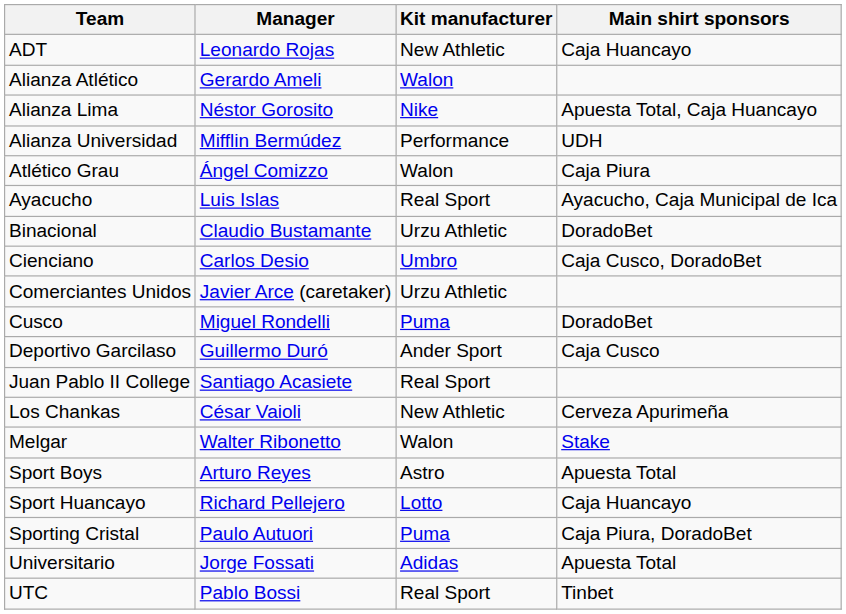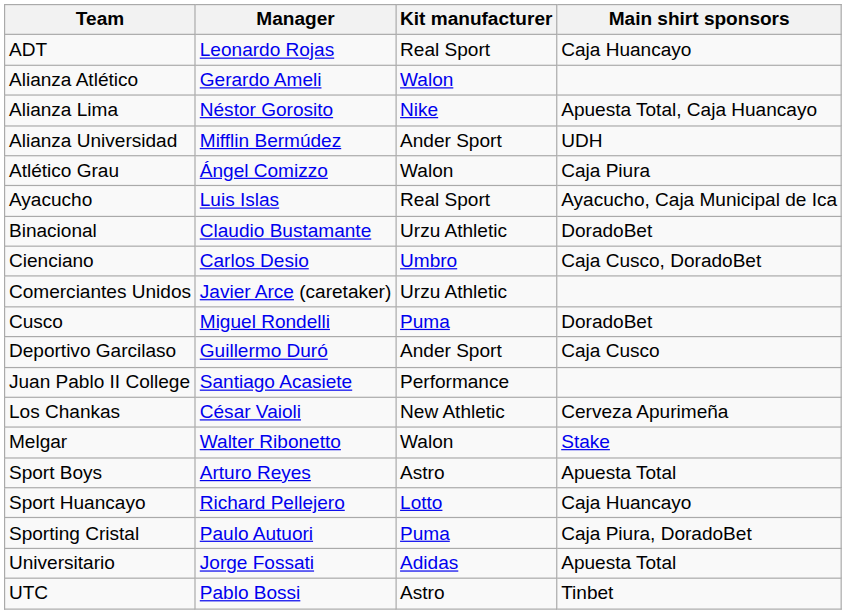(452, 49) New Athletic -> (445, 49) Real Sport
(455, 140) Performance -> (451, 140) Ander Sport
(445, 381) Real Sport -> (455, 381) Performance
(445, 593) Real Sport -> (422, 593) Astro
